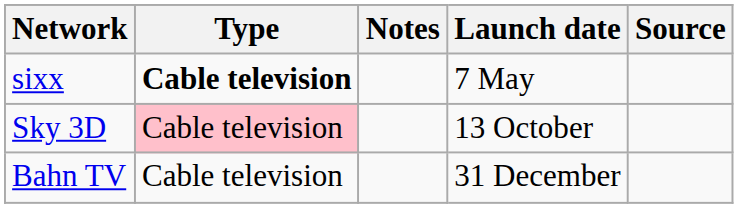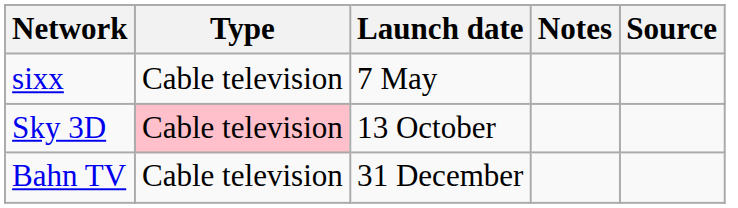columns swapped: (537, 29) <-> (403, 29)
(247, 78) bold -> (242, 78) normal
